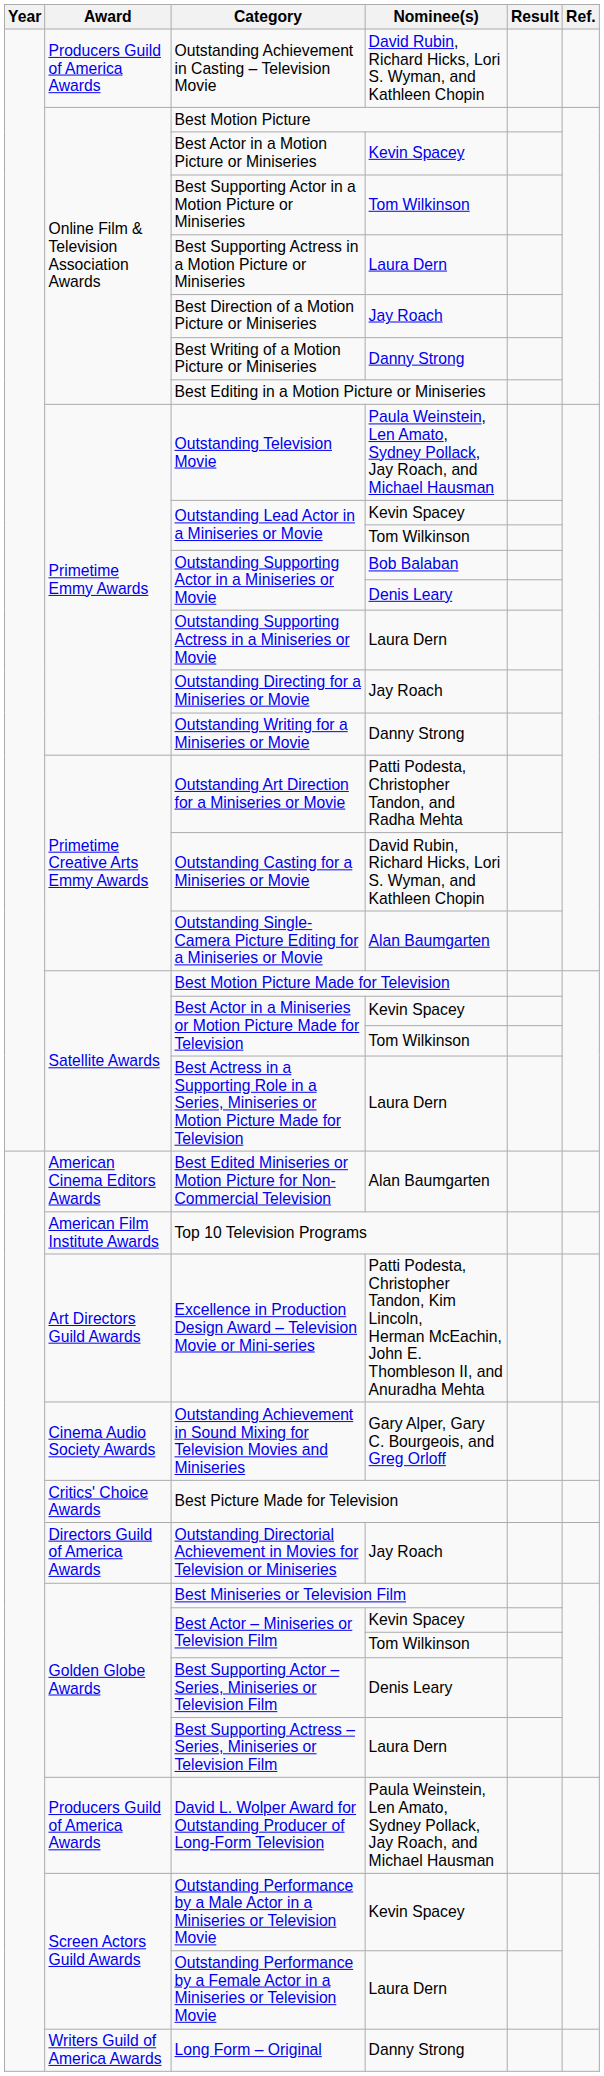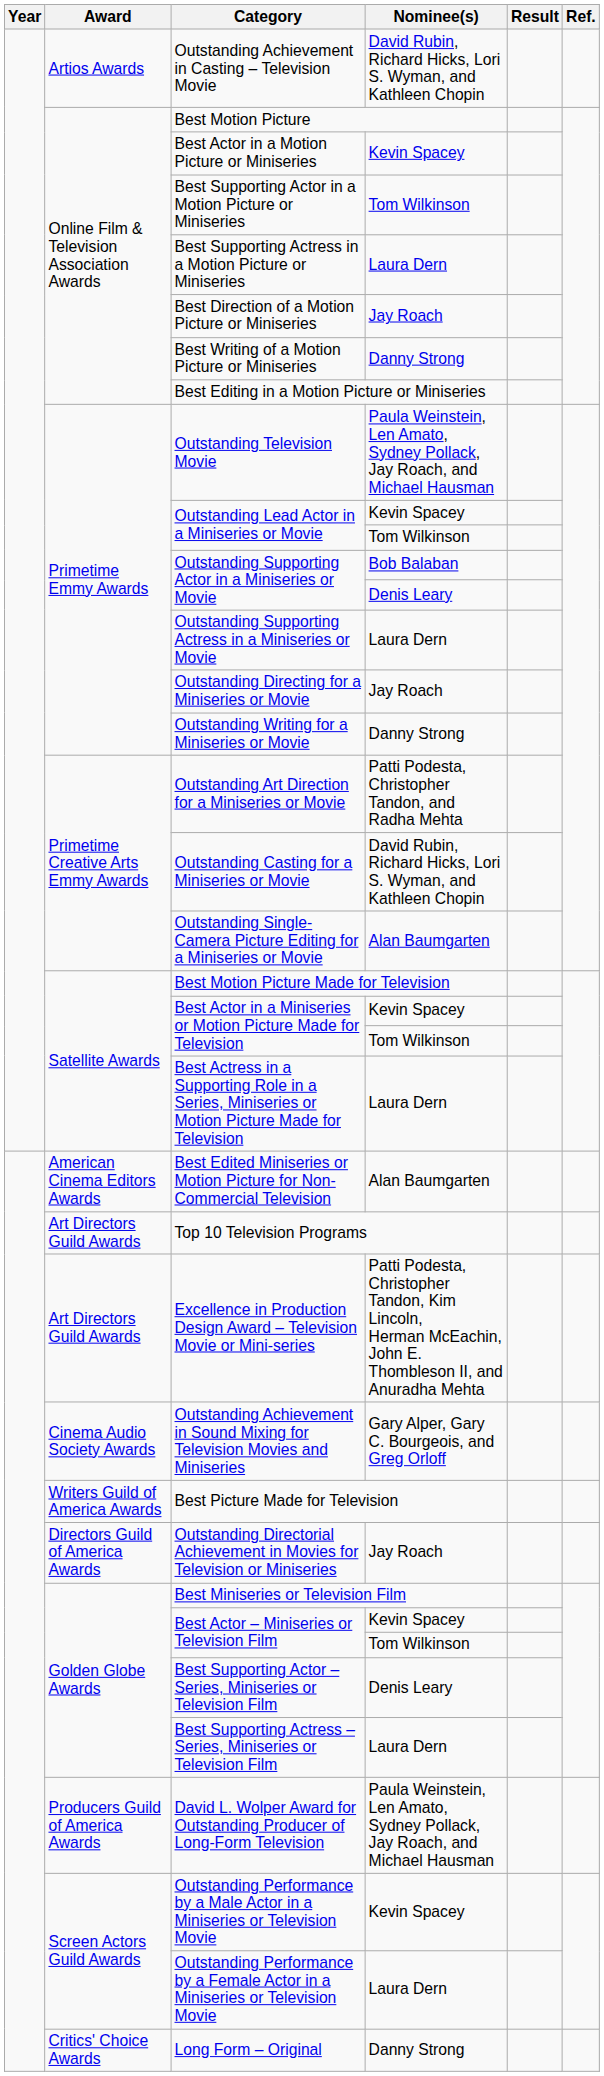(105, 68) Producers Guild of America Awards -> (96, 68) Artios Awards
(104, 1232) American Film Institute Awards -> (95, 1232) Art Directors Guild Awards
(98, 1501) Critics' Choice Awards -> (105, 1501) Writers Guild of America Awards
(105, 2049) Writers Guild of America Awards -> (98, 2049) Critics' Choice Awards
